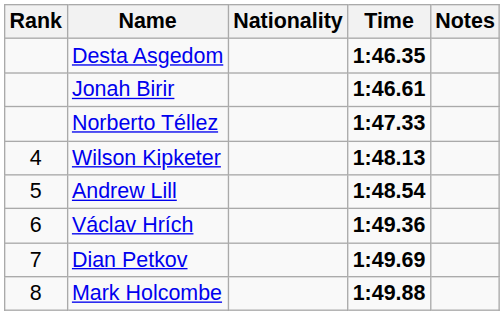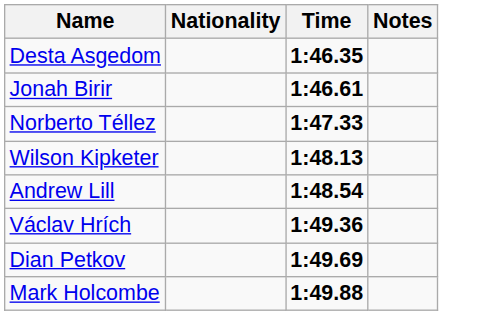- column: (36, 21)
